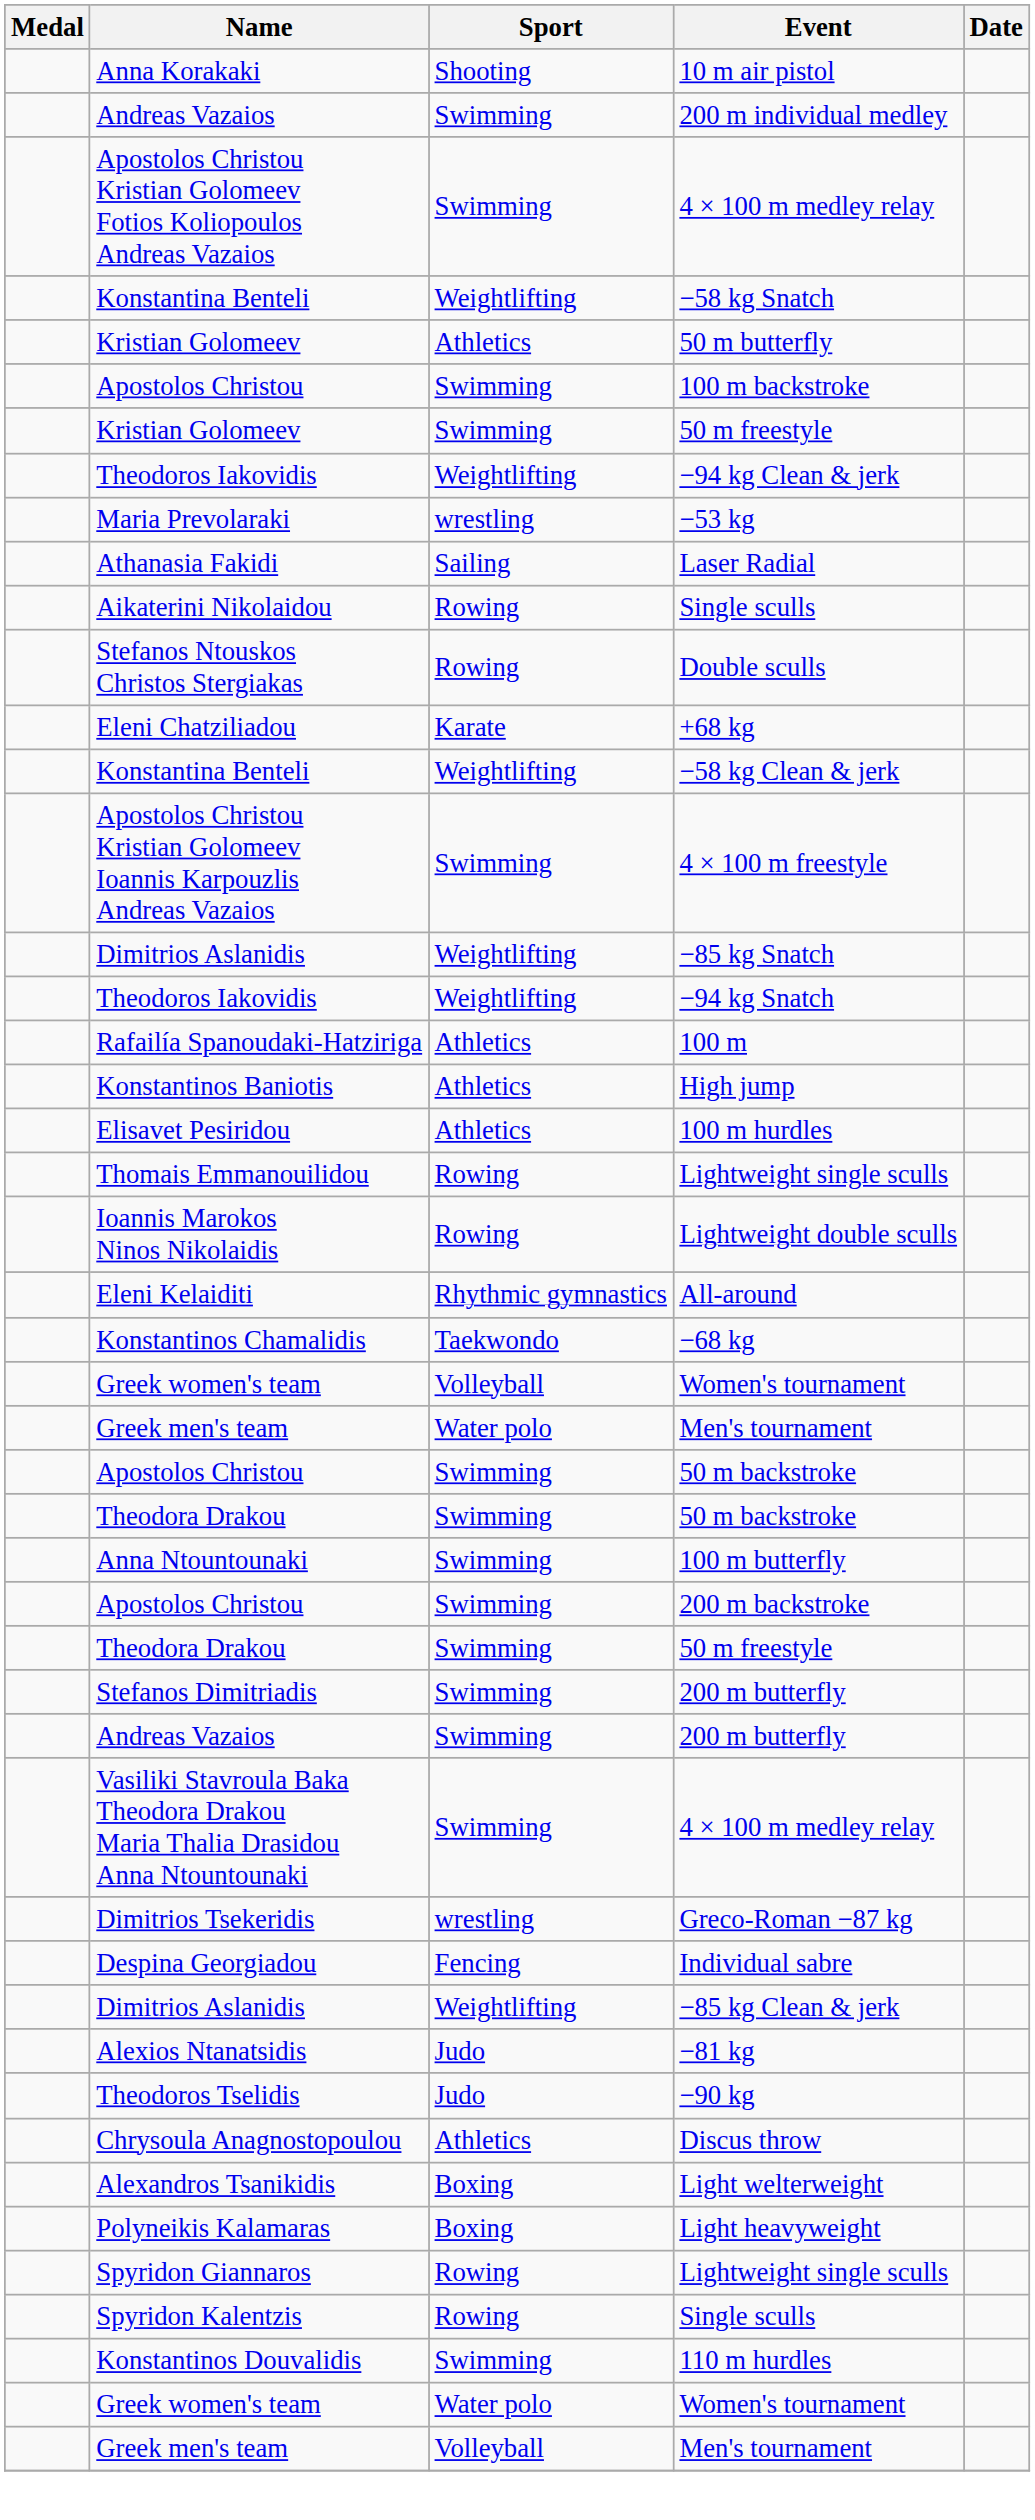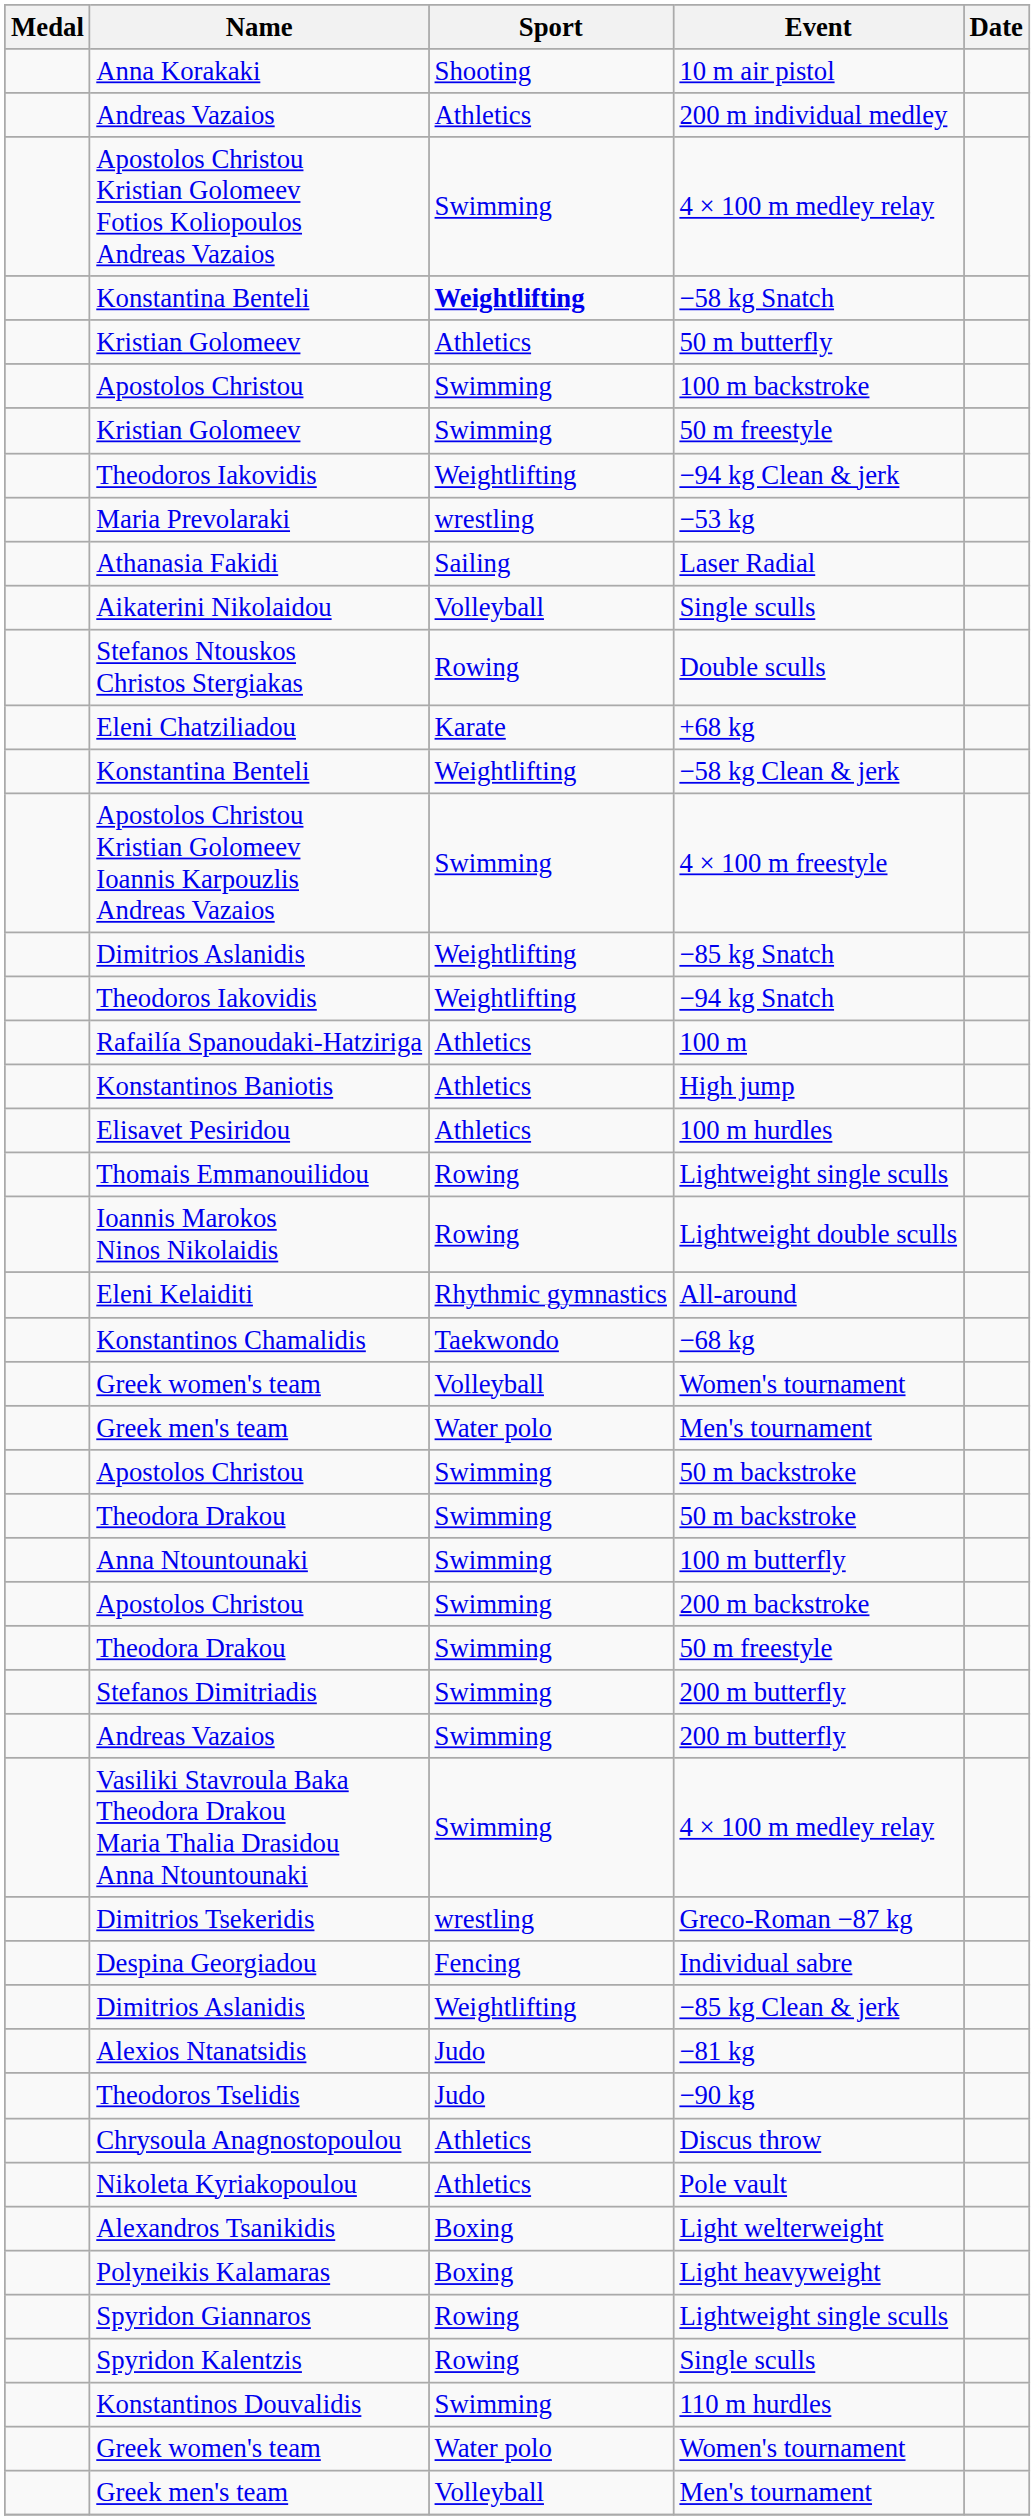(493, 114) Swimming -> (483, 114) Athletics
(506, 298) normal -> (510, 298) bold
(477, 606) Rowing -> (489, 606) Volleyball
+ row: (227, 2183)
